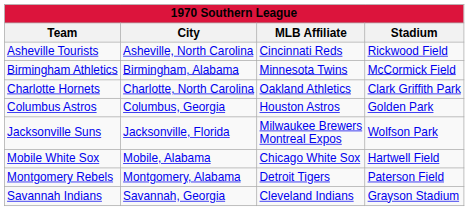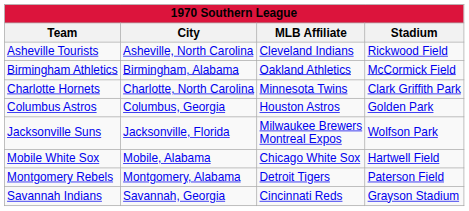(301, 51) Cincinnati Reds -> (307, 51) Cleveland Indians
(304, 70) Minnesota Twins -> (305, 70) Oakland Athletics
(305, 88) Oakland Athletics -> (304, 88) Minnesota Twins
(307, 196) Cleveland Indians -> (301, 196) Cincinnati Reds
